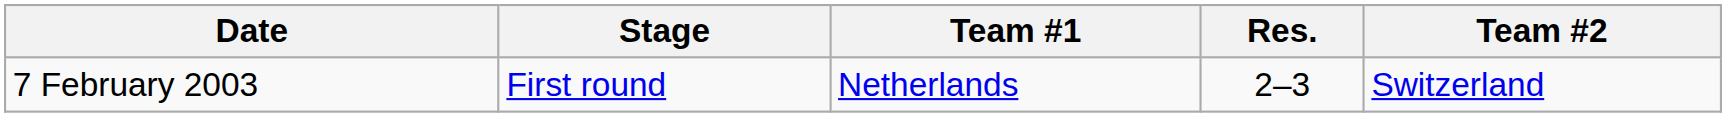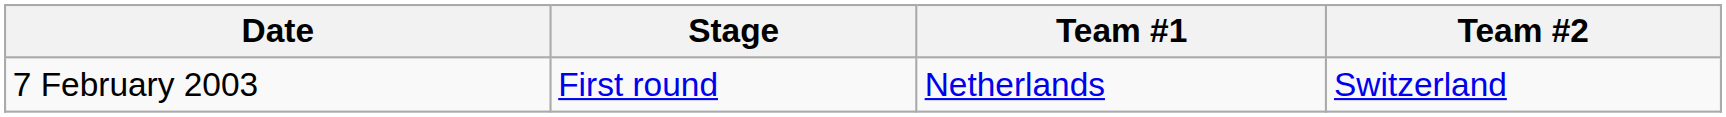- column: (1282, 31)
